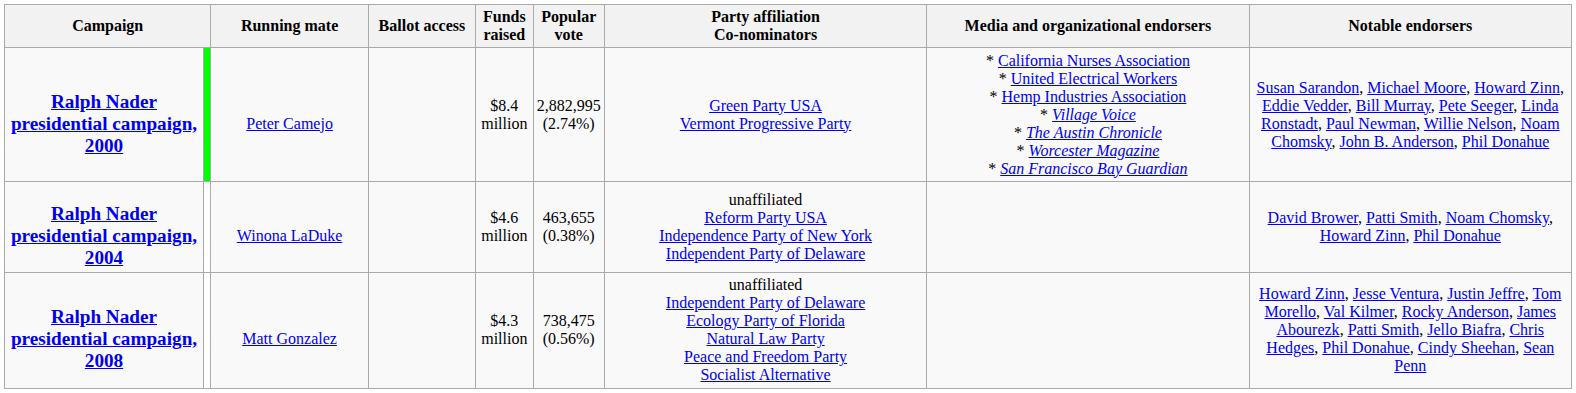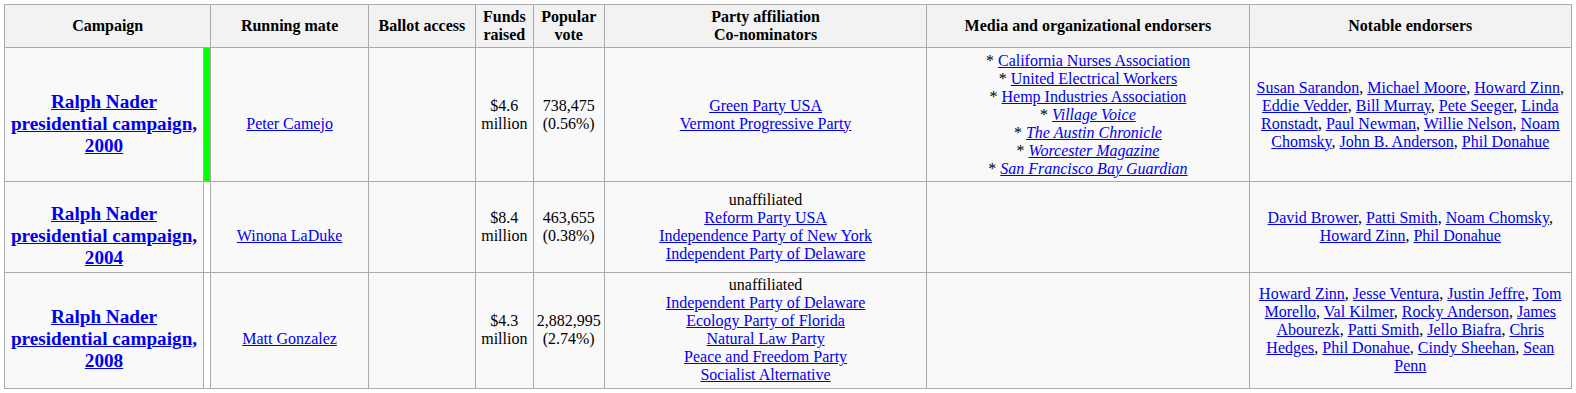(504, 114) $8.4 million -> (504, 114) $4.6 million
(569, 114) 2,882,995 (2.74%) -> (569, 114) 738,475 (0.56%)
(504, 226) $4.6 million -> (504, 226) $8.4 million
(569, 330) 738,475 (0.56%) -> (569, 330) 2,882,995 (2.74%)
